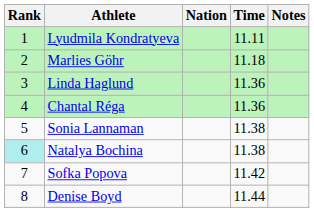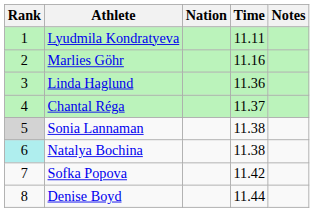(249, 60) 11.18 -> (249, 60) 11.16
(249, 106) 11.36 -> (249, 106) 11.37
(24, 128) no background -> (24, 128) lightgrey background
